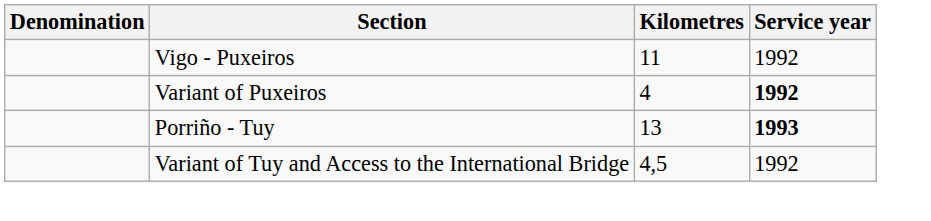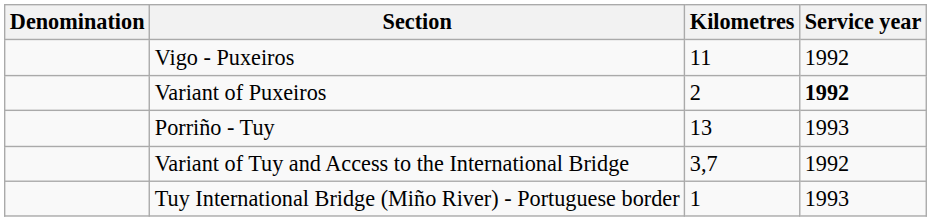(645, 92) 4 -> (695, 92) 2
(776, 127) bold -> (827, 127) normal
(653, 163) 4,5 -> (704, 163) 3,7
+ row: (417, 198)
